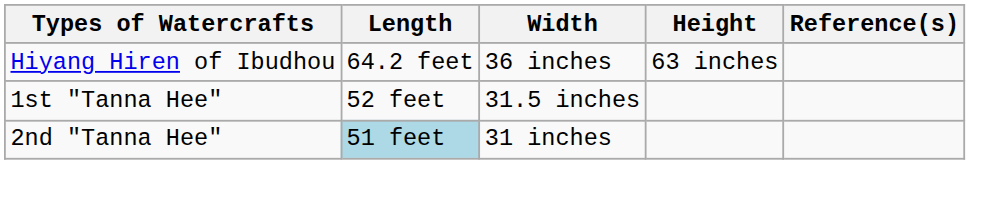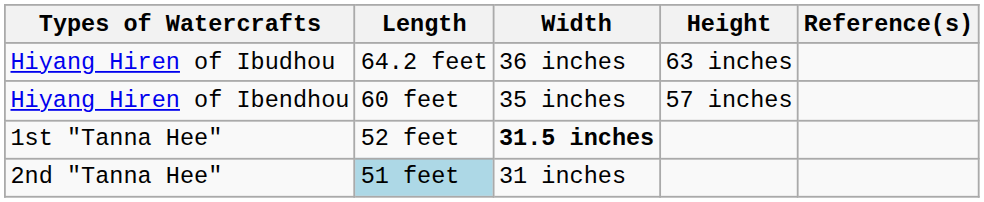+ row: (180, 101)
(562, 101) normal -> (577, 139) bold
